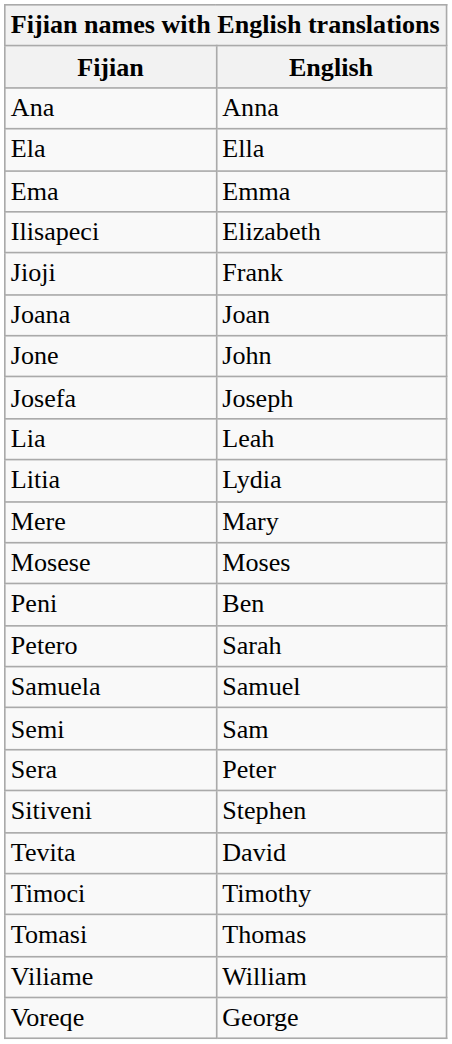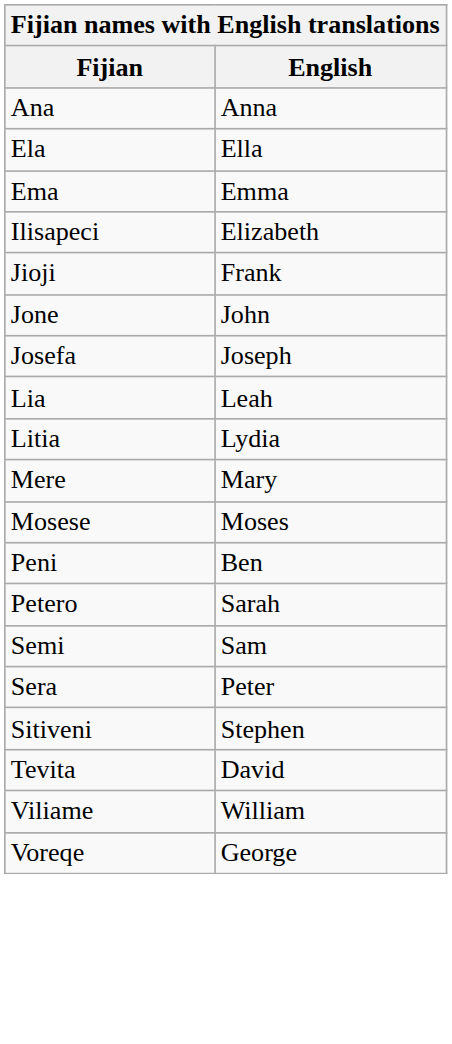- row: (41, 314)
- row: (56, 686)
- row: (48, 893)
- row: (49, 935)
